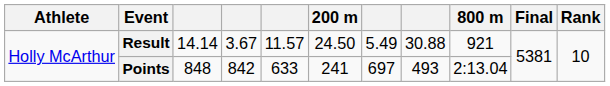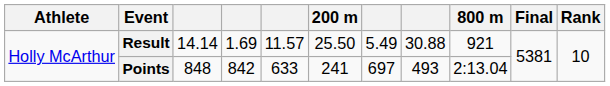(241, 44) 3.67 -> (241, 44) 1.69
(335, 44) 24.50 -> (335, 44) 25.50
